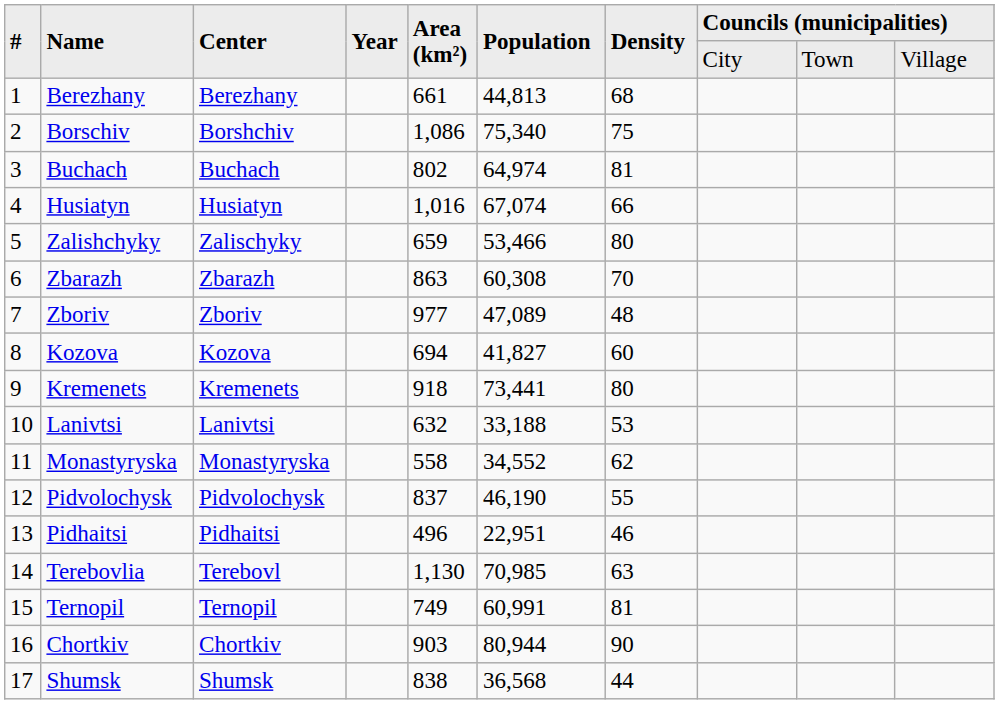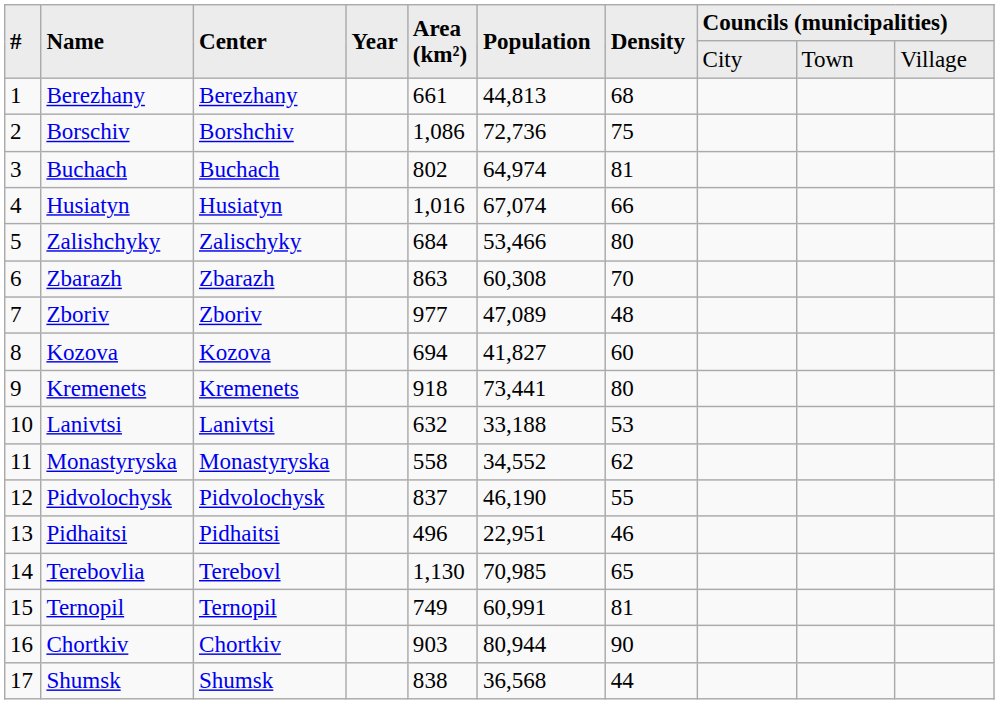(515, 132) 75,340 -> (515, 132) 72,736
(430, 242) 659 -> (430, 242) 684
(622, 570) 63 -> (622, 570) 65
